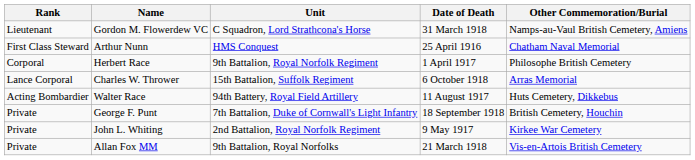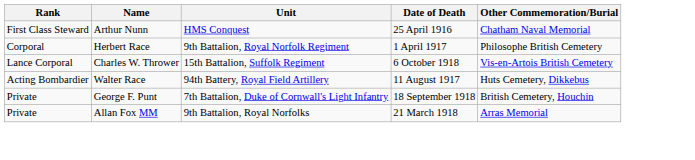- row: (151, 29)
(543, 79) Arras Memorial -> (546, 63) Vis-en-Artois British Cemetery
- row: (128, 130)
(576, 146) Vis-en-Artois British Cemetery -> (514, 113) Arras Memorial
